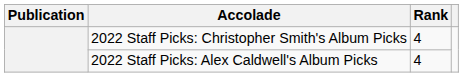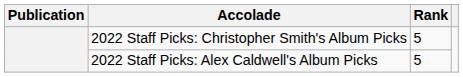(417, 38) 4 -> (417, 38) 5
(417, 60) 4 -> (417, 60) 5
